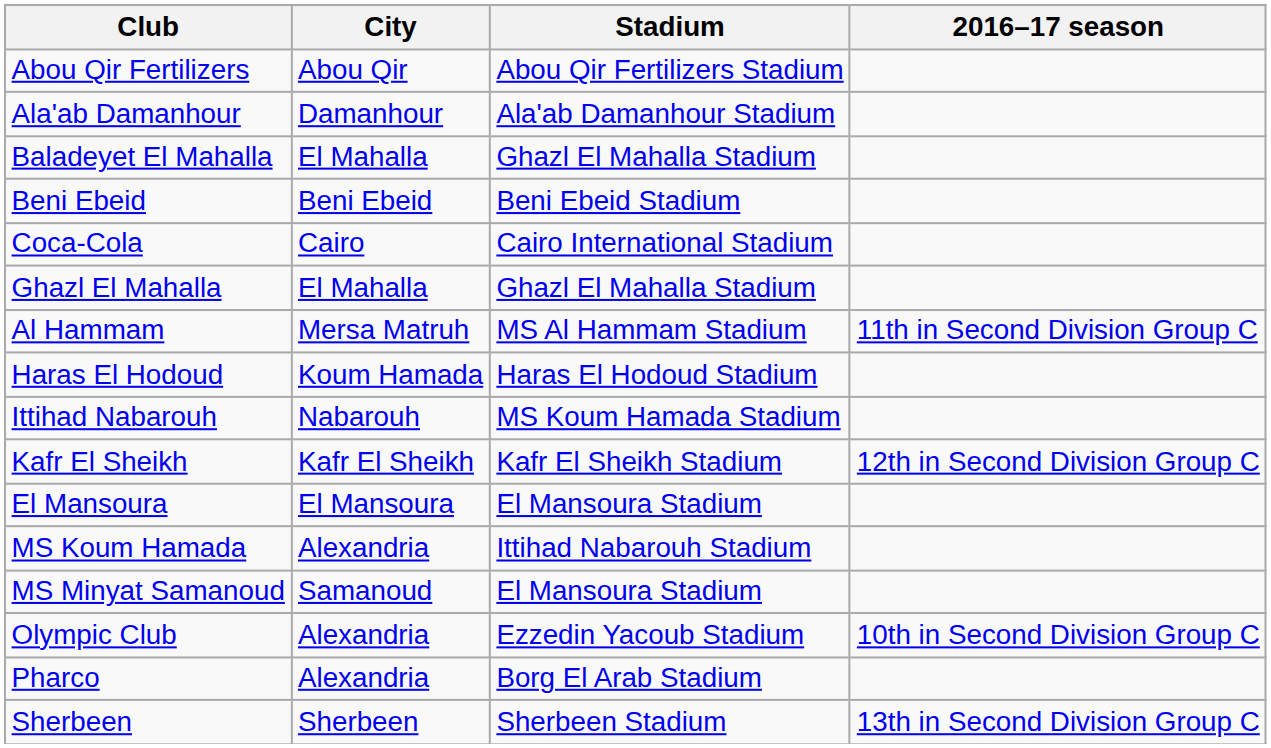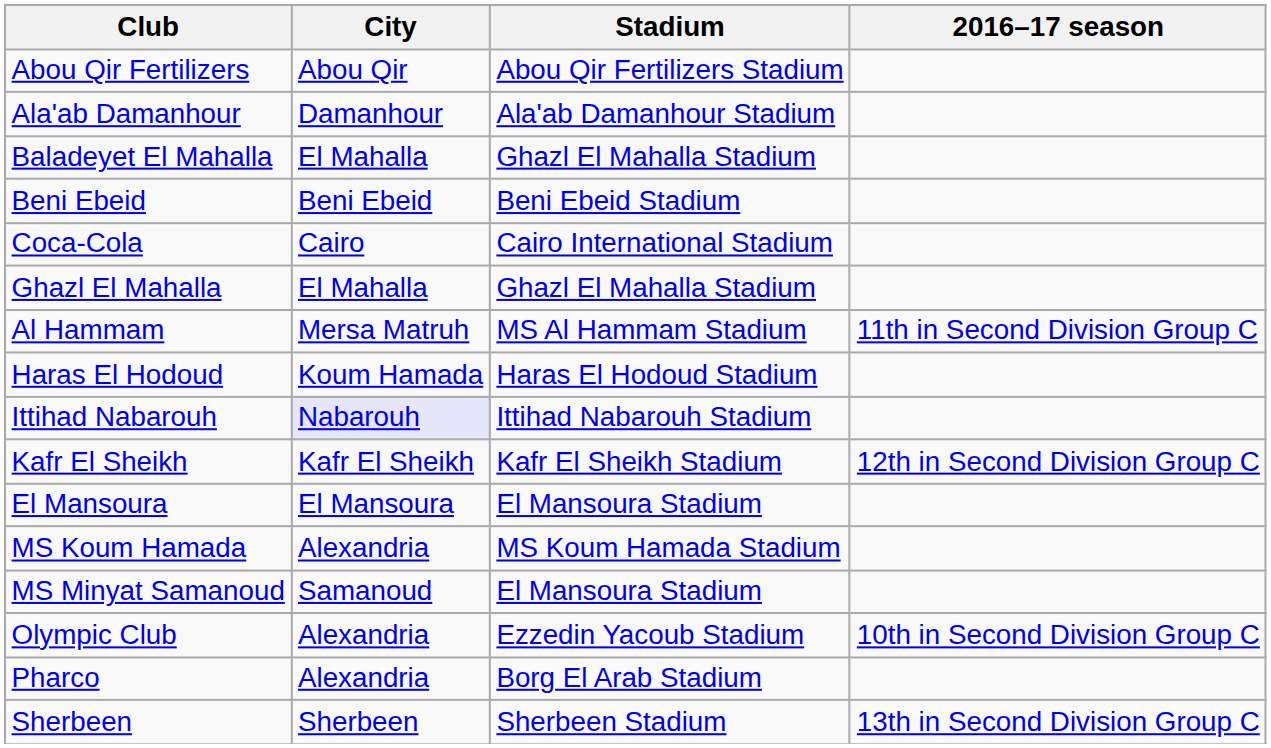(359, 417) no background -> (359, 417) lavender background
(669, 417) MS Koum Hamada Stadium -> (654, 417) Ittihad Nabarouh Stadium
(654, 548) Ittihad Nabarouh Stadium -> (669, 548) MS Koum Hamada Stadium
